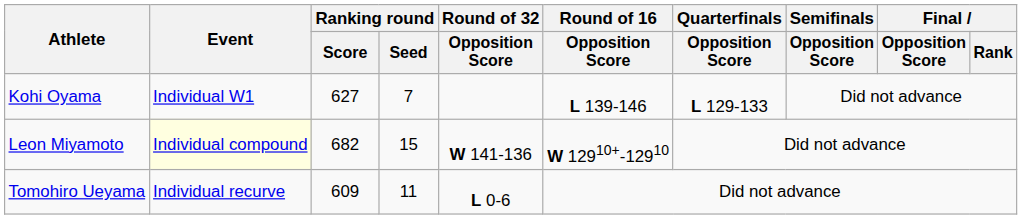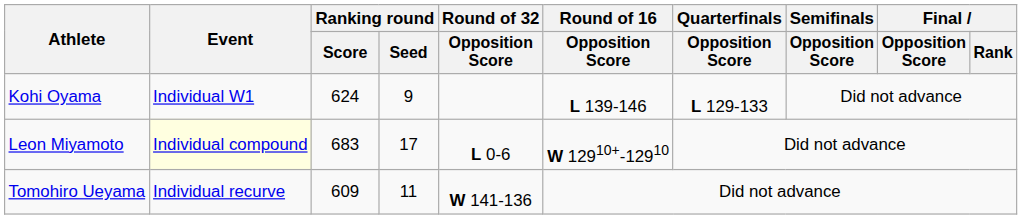(345, 97) 627 -> (345, 97) 624
(409, 97) 7 -> (409, 97) 9
(345, 144) 682 -> (345, 144) 683
(409, 144) 15 -> (409, 144) 17
(491, 154) W 141-136 -> (491, 154) L 0-6
(491, 201) L 0-6 -> (491, 201) W 141-136
